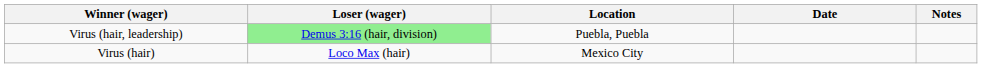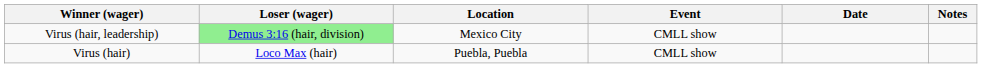+ column: (685, 14)
(612, 33) Puebla, Puebla -> (491, 33) Mexico City
(612, 53) Mexico City -> (491, 53) Puebla, Puebla
